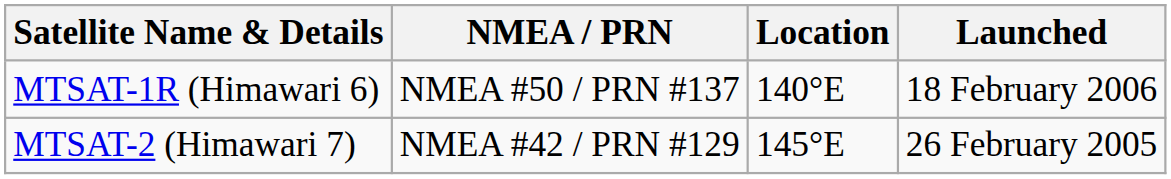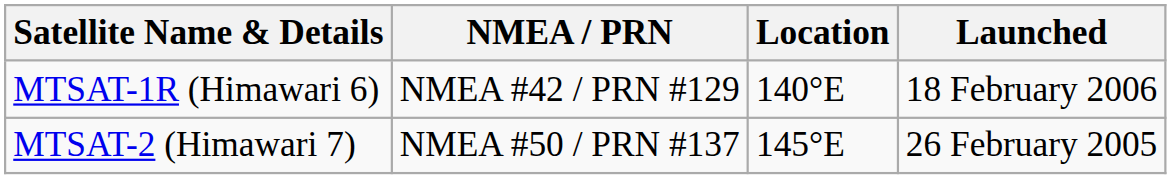(570, 88) NMEA #50 / PRN #137 -> (570, 88) NMEA #42 / PRN #129
(570, 144) NMEA #42 / PRN #129 -> (570, 144) NMEA #50 / PRN #137
